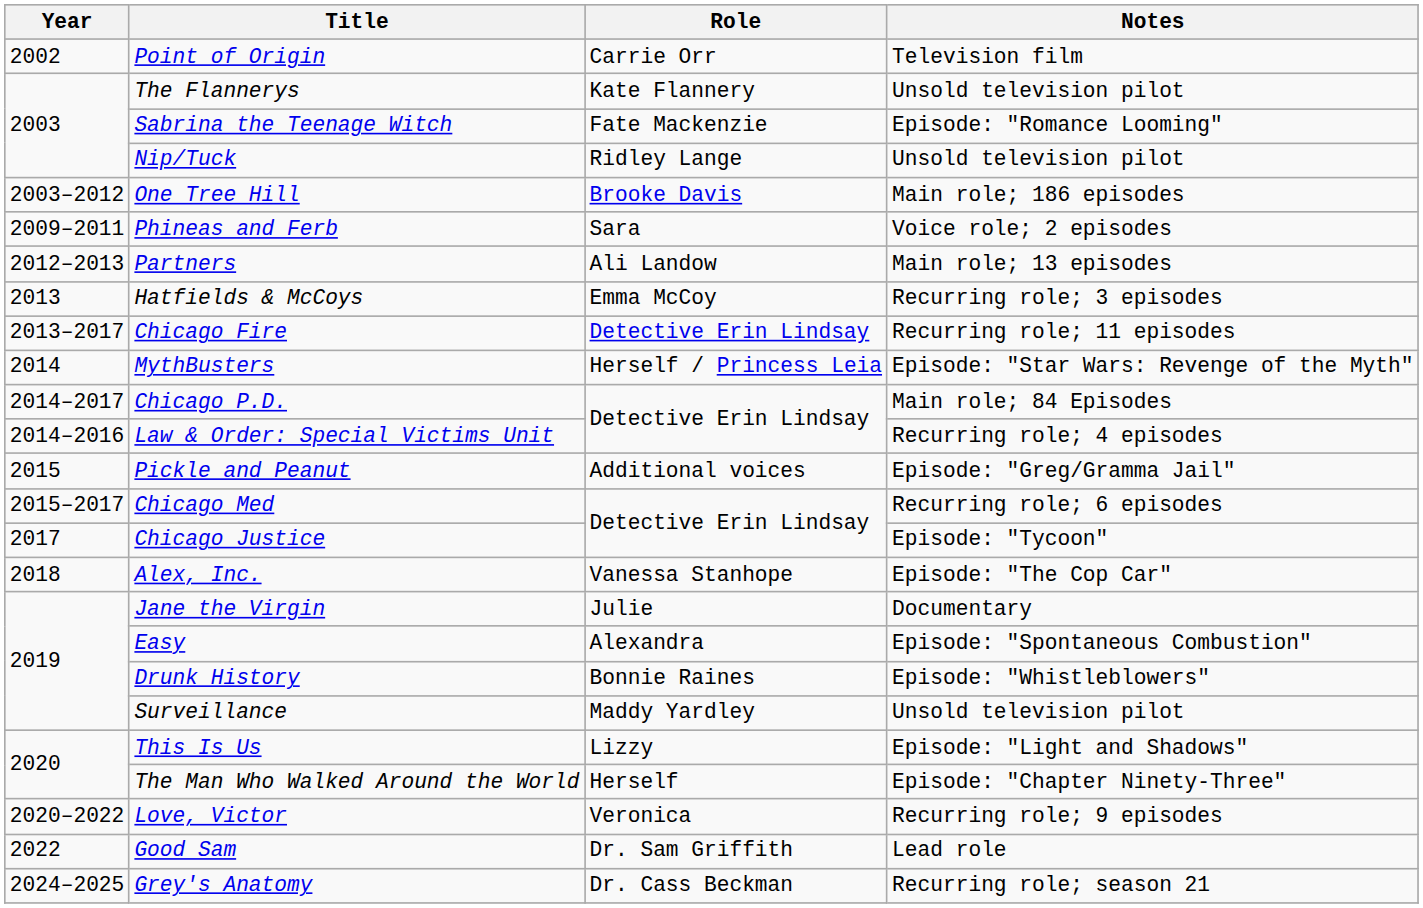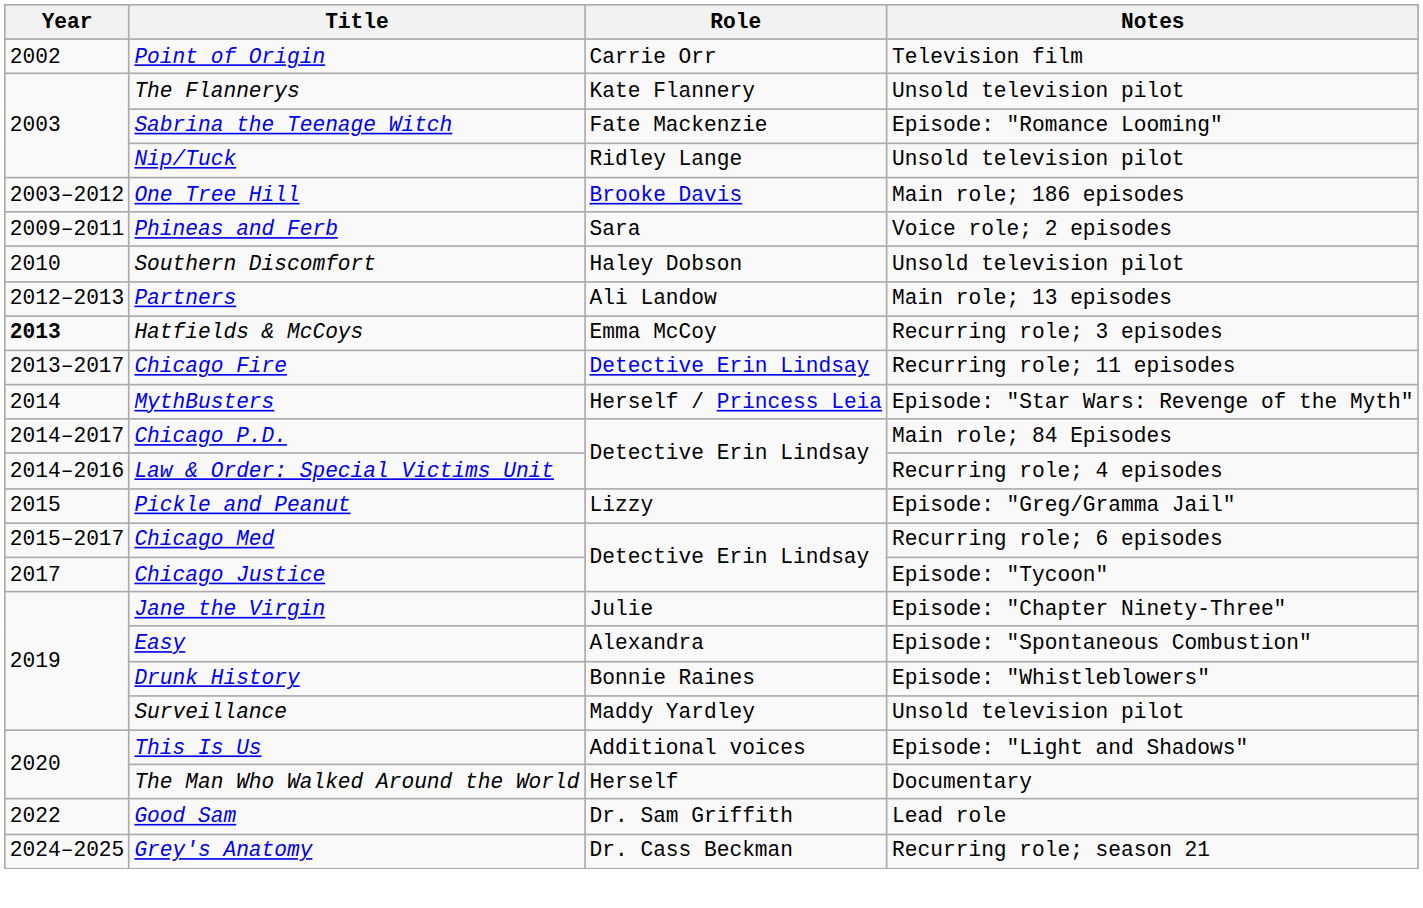+ row: (255, 264)
(35, 298) normal -> (35, 333) bold
(698, 471) Additional voices -> (621, 506) Lizzy
- row: (198, 575)
(962, 609) Documentary -> (1089, 609) Episode: "Chapter Ninety-Three"
(621, 747) Lizzy -> (698, 747) Additional voices
(1089, 782) Episode: "Chapter Ninety-Three" -> (962, 782) Documentary
- row: (211, 816)
